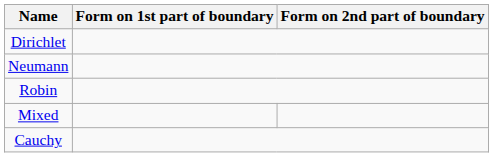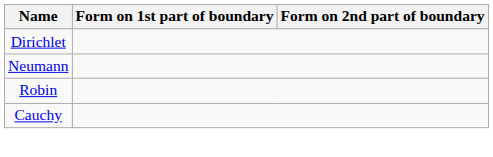- row: (38, 115)
